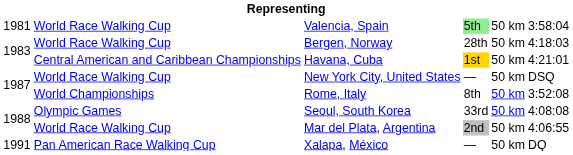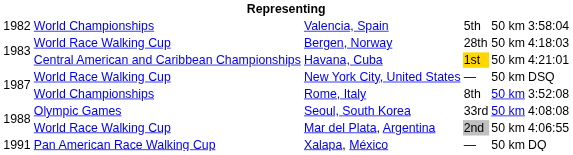(17, 26) 1981 -> (17, 26) 1982
(102, 26) World Race Walking Cup -> (94, 26) World Championships
(472, 26) lightgreen background -> (472, 26) no background
